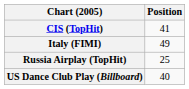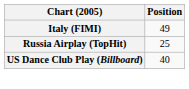- row: (75, 28)
